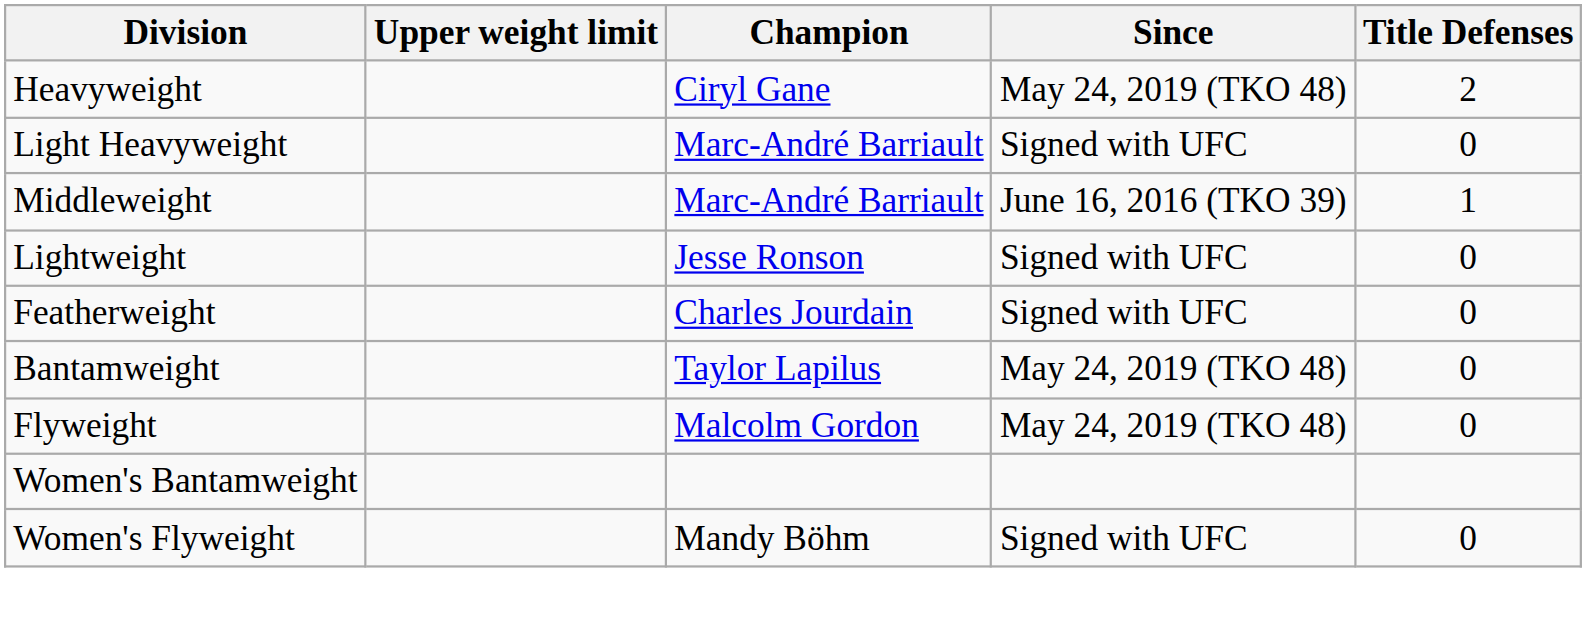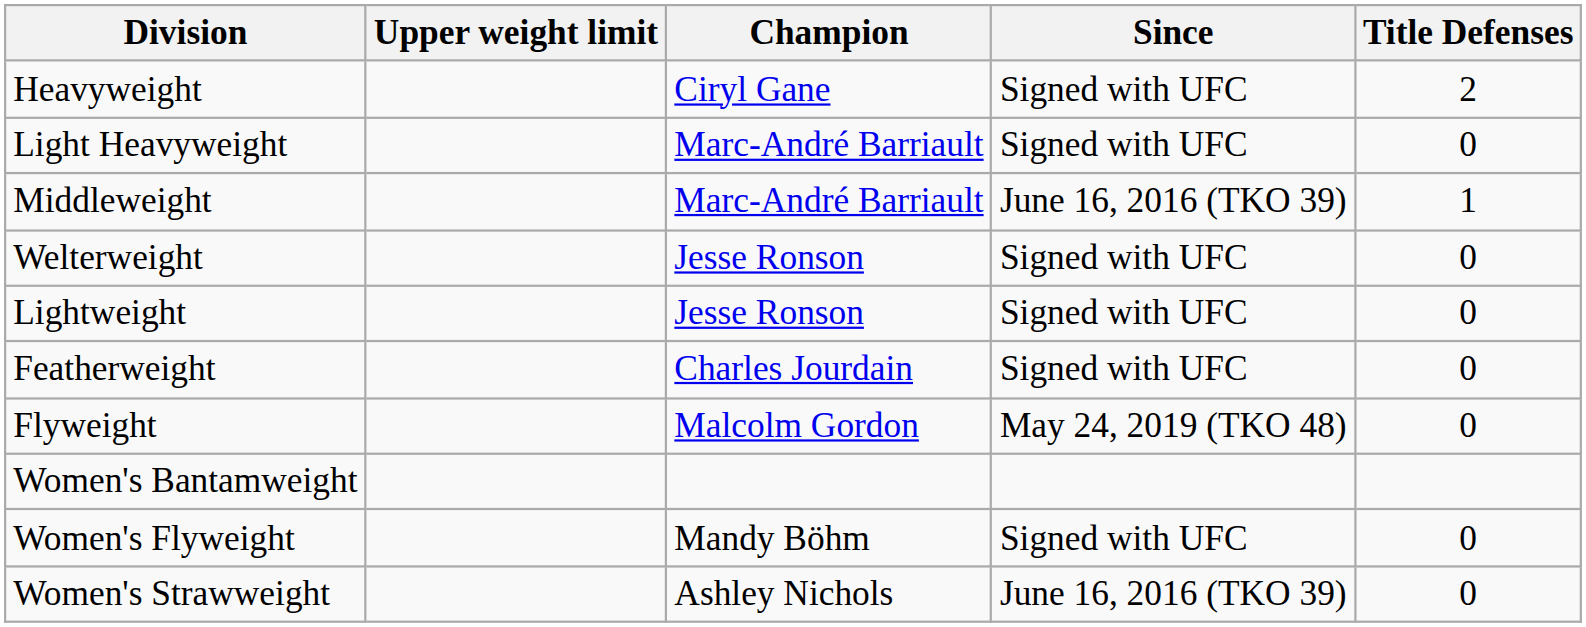(1173, 88) May 24, 2019 (TKO 48) -> (1124, 88) Signed with UFC
+ row: (108, 256)
- row: (116, 369)
+ row: (172, 593)
